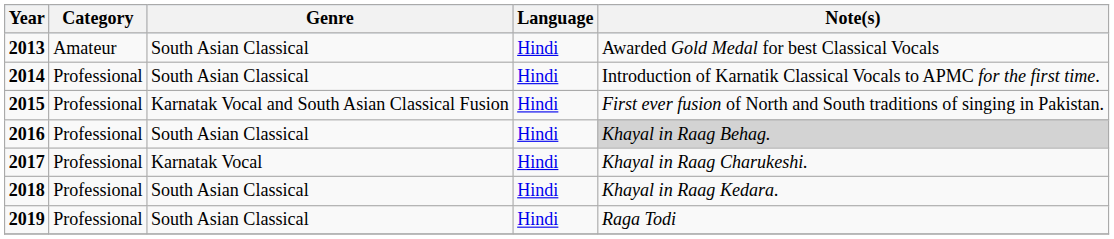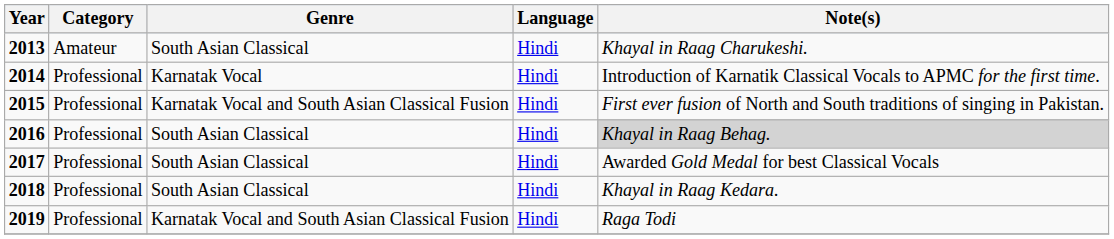(770, 47) Awarded Gold Medal for best Classical Vocals -> (705, 47) Khayal in Raag Charukeshi.
(230, 76) South Asian Classical -> (207, 76) Karnatak Vocal
(207, 162) Karnatak Vocal -> (230, 162) South Asian Classical
(705, 162) Khayal in Raag Charukeshi. -> (770, 162) Awarded Gold Medal for best Classical Vocals
(230, 219) South Asian Classical -> (330, 219) Karnatak Vocal and South Asian Classical Fusion
